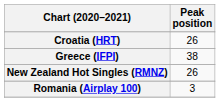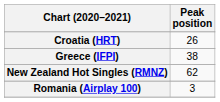(192, 72) 26 -> (192, 72) 62
